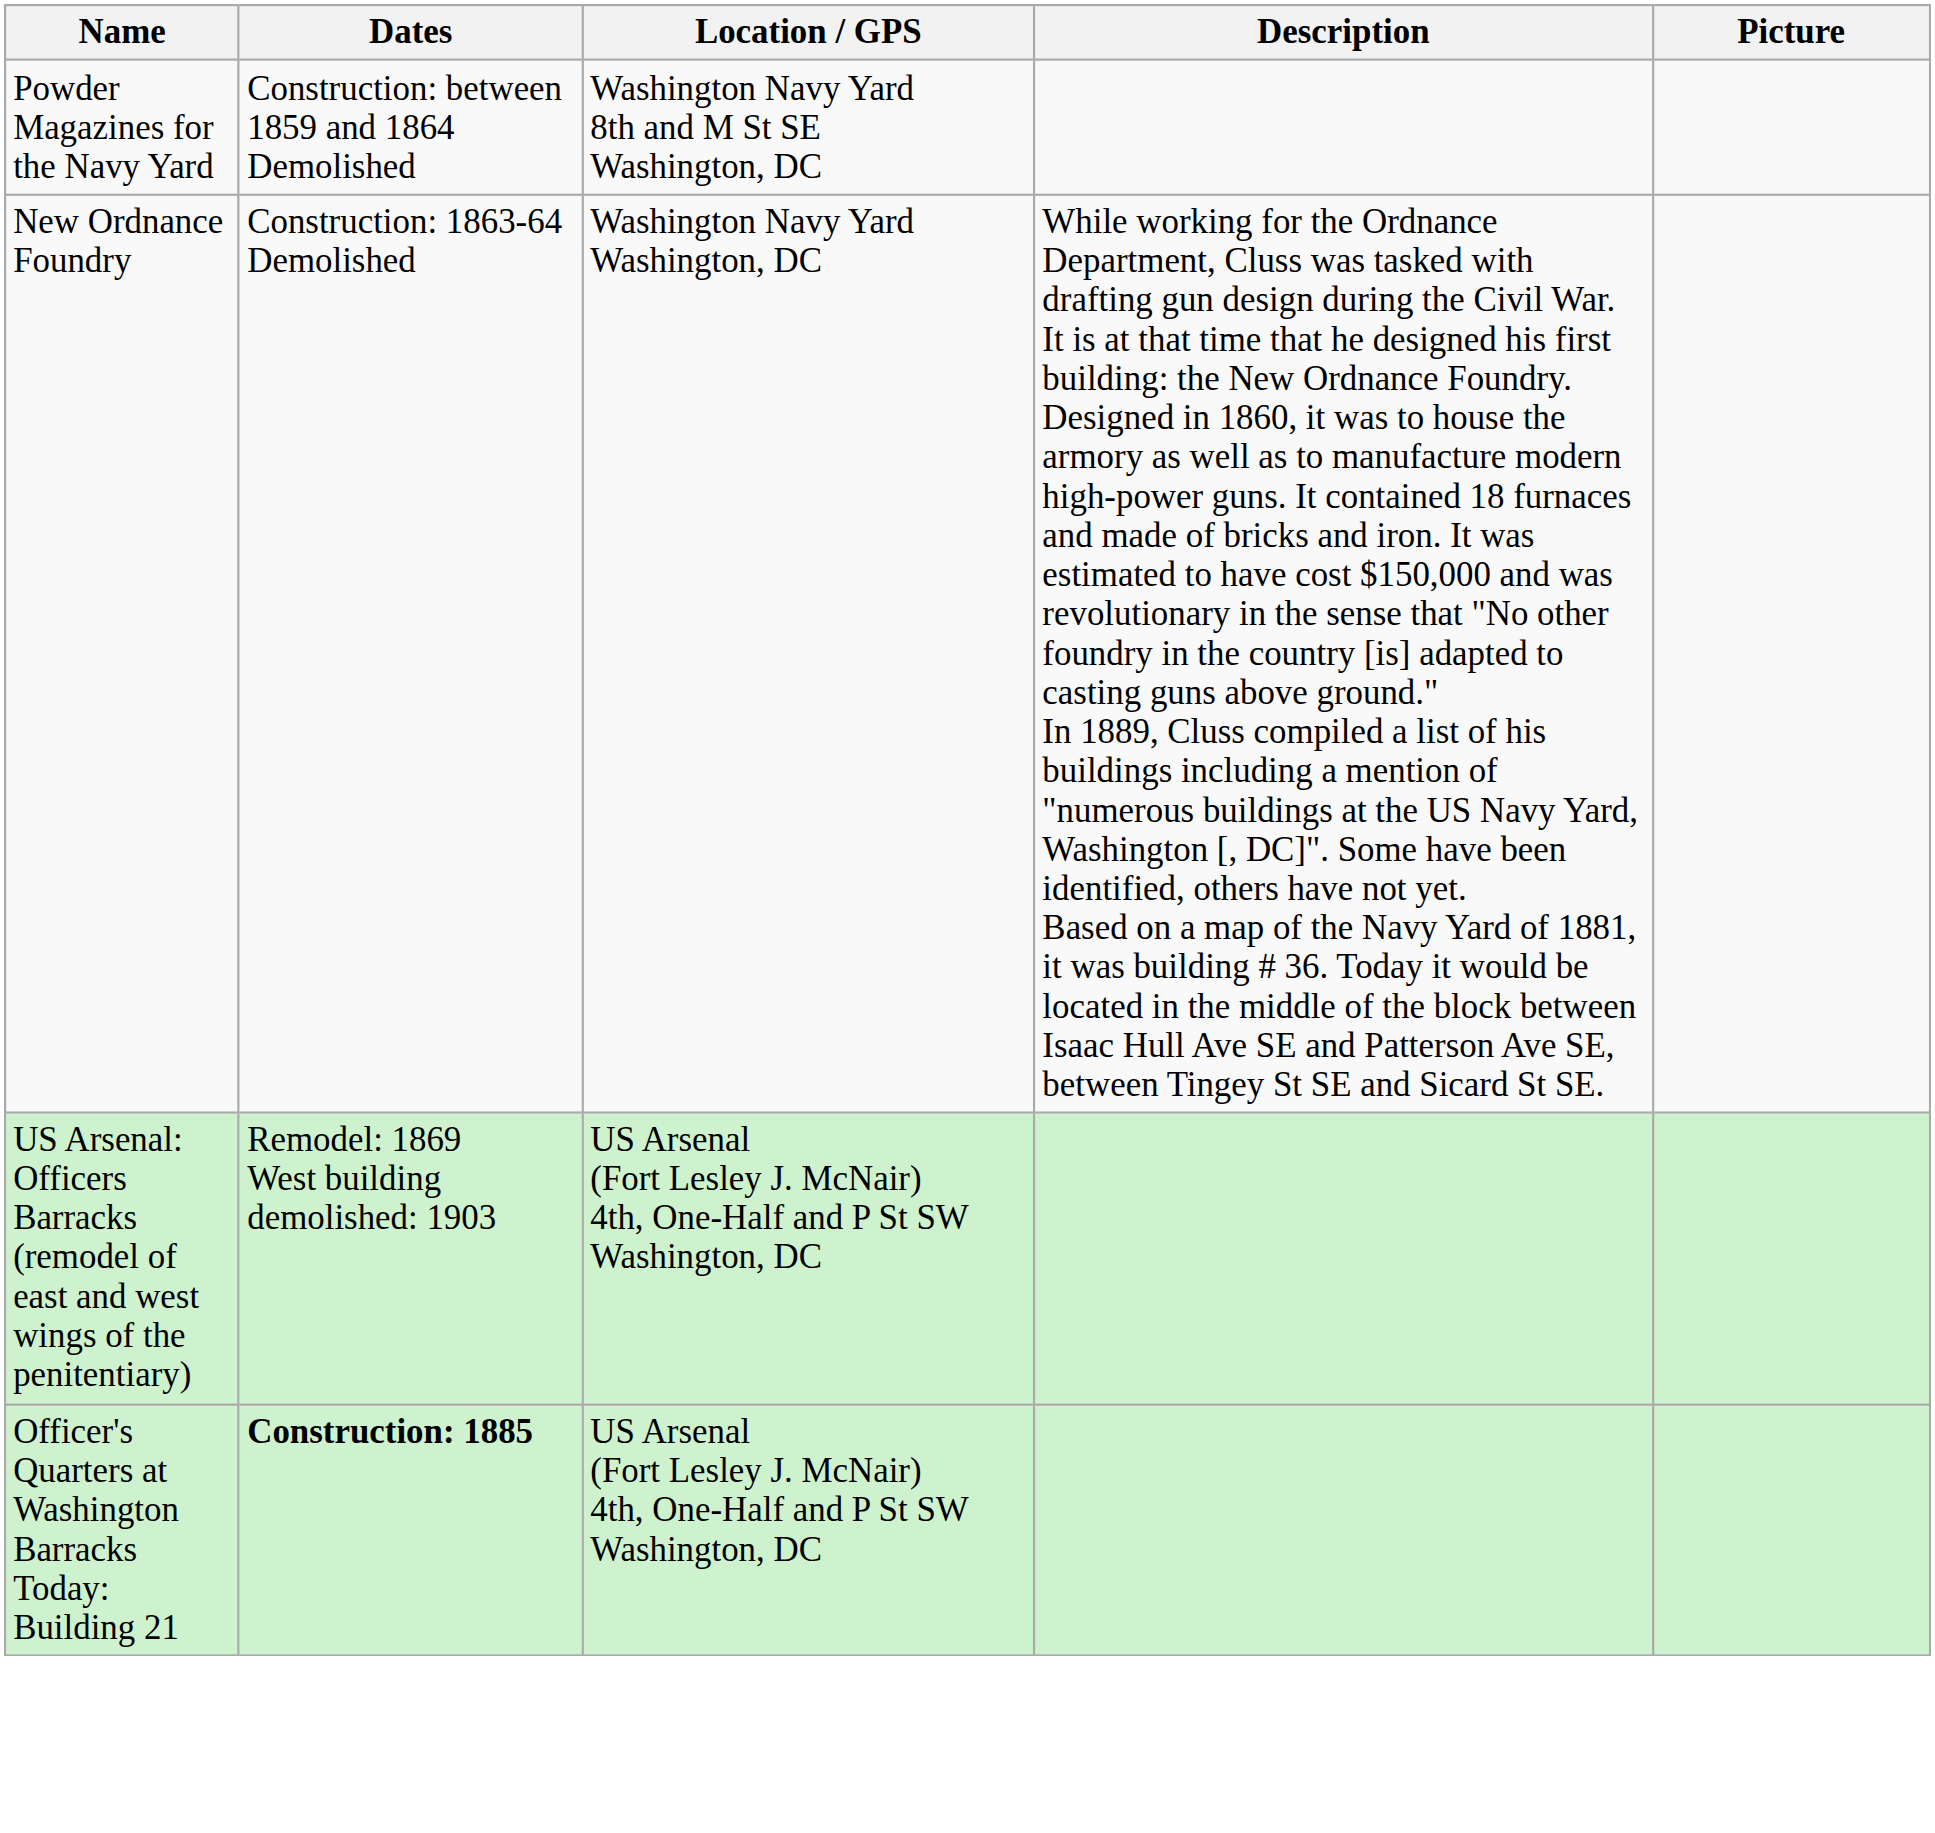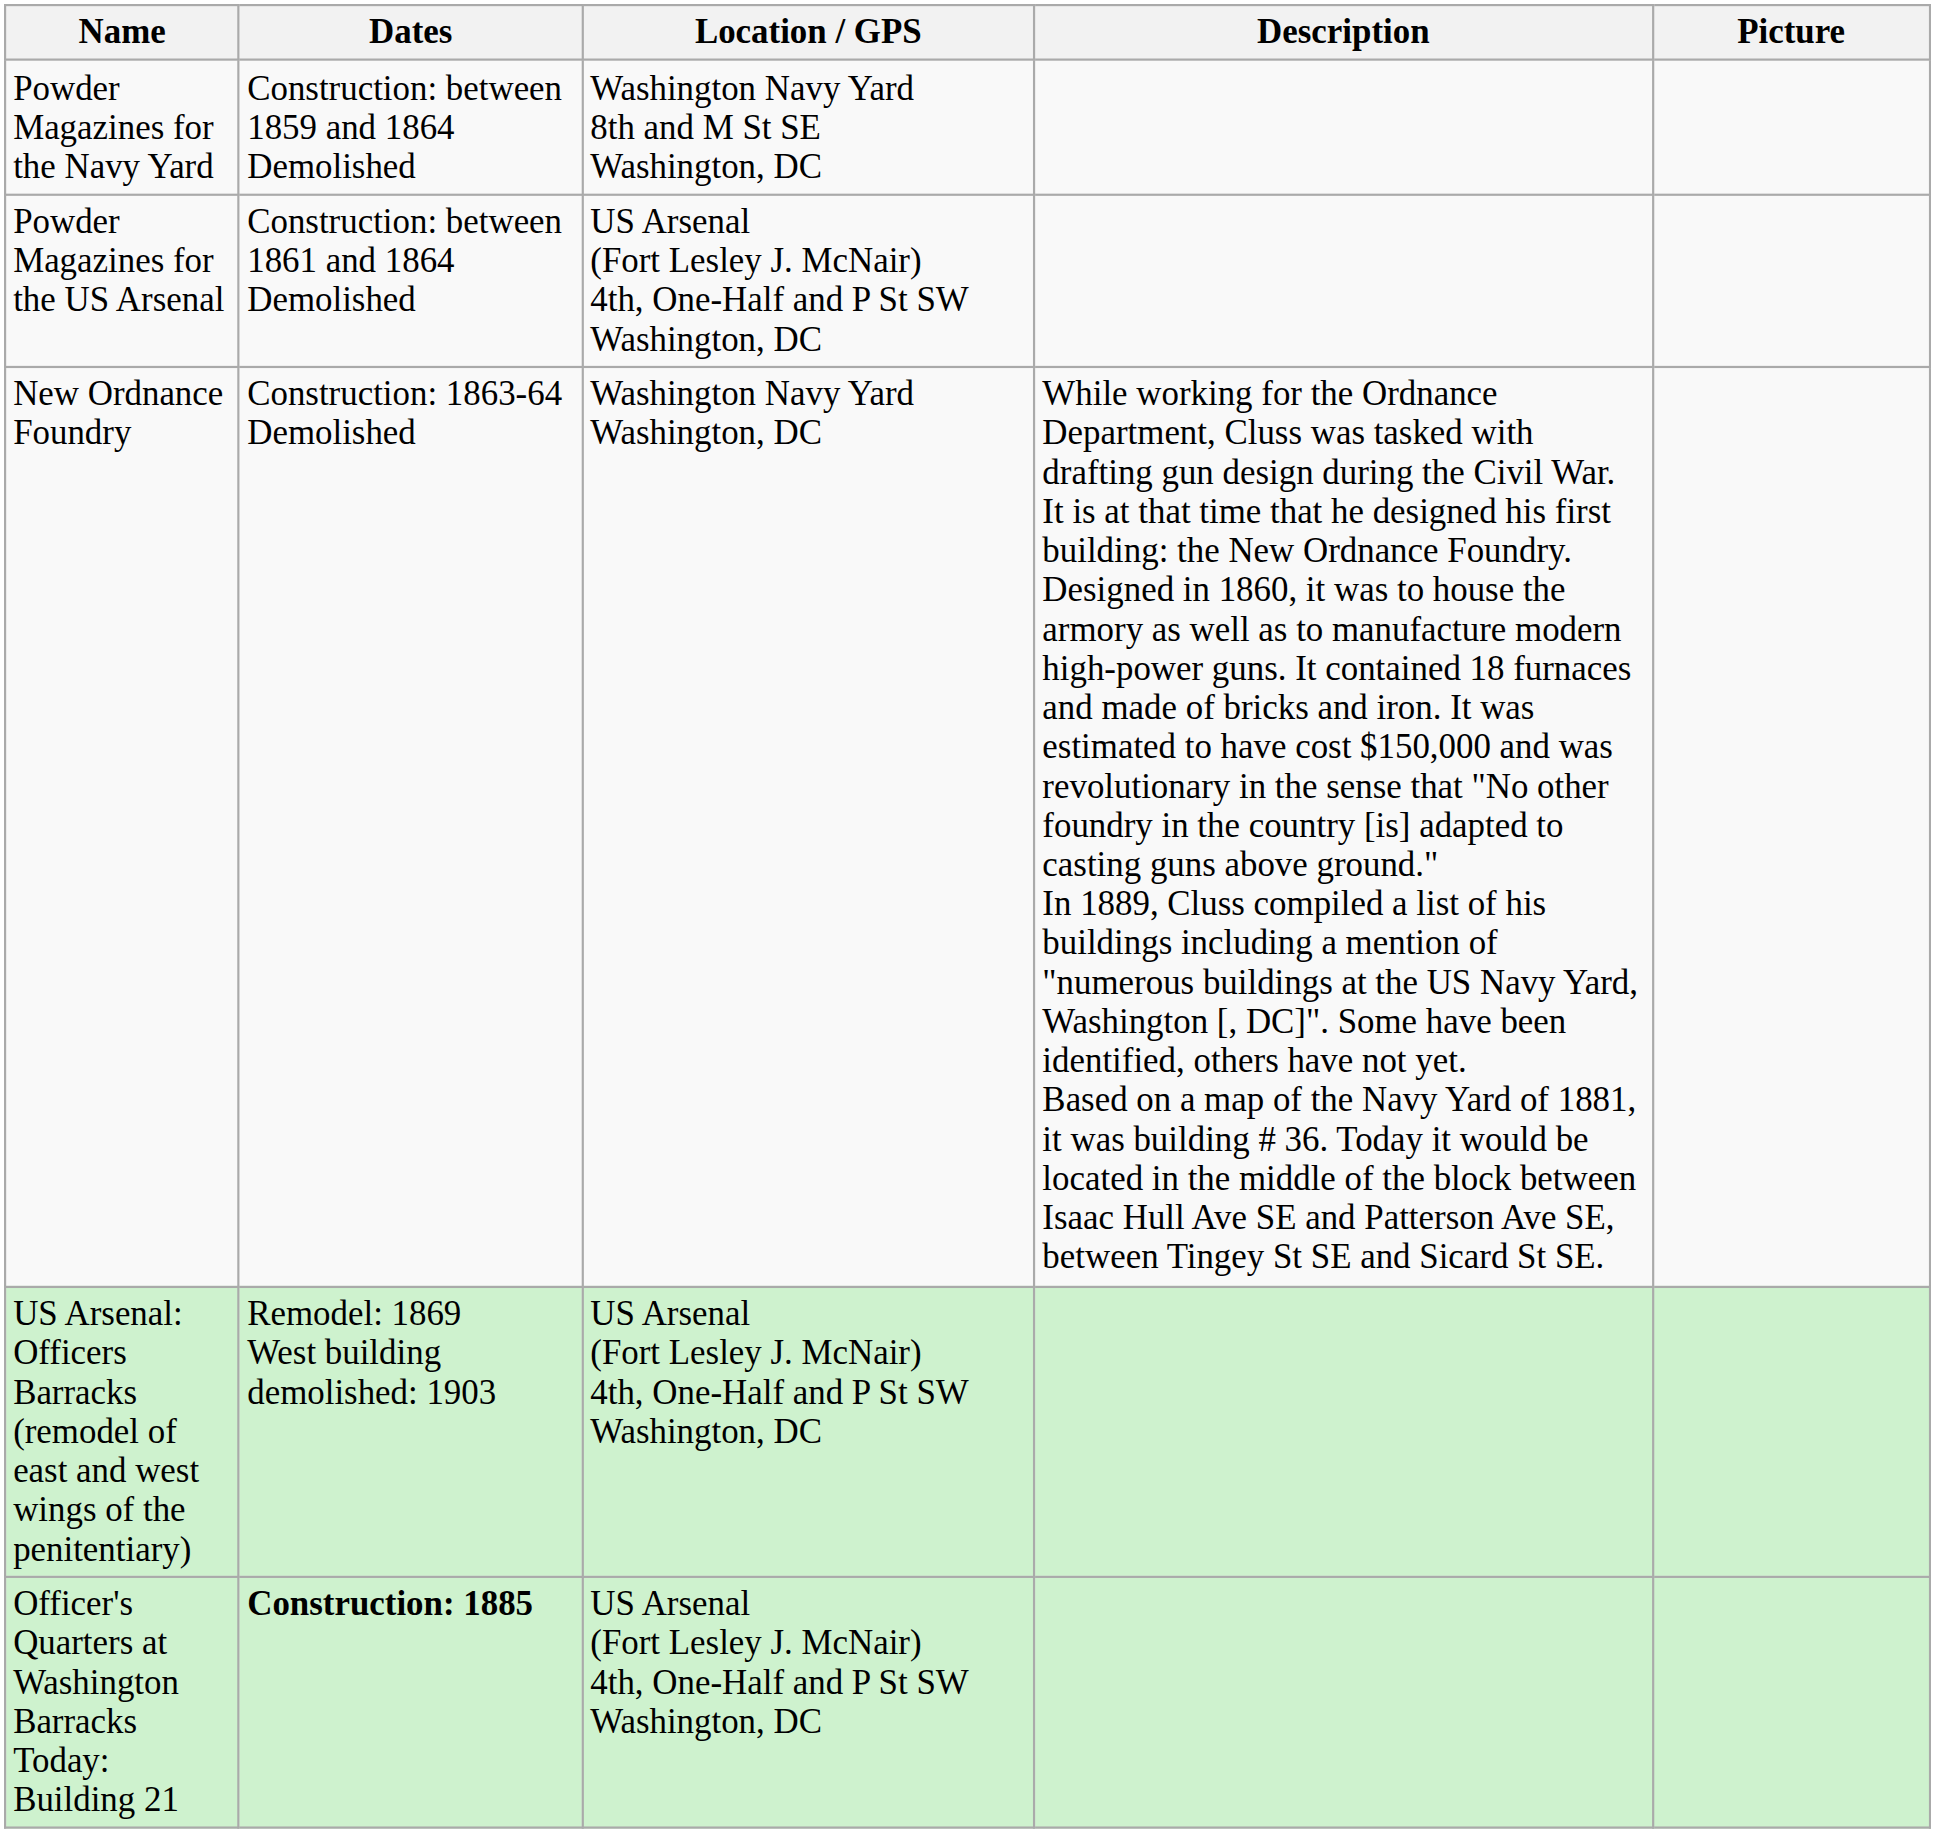+ row: (119, 260)
